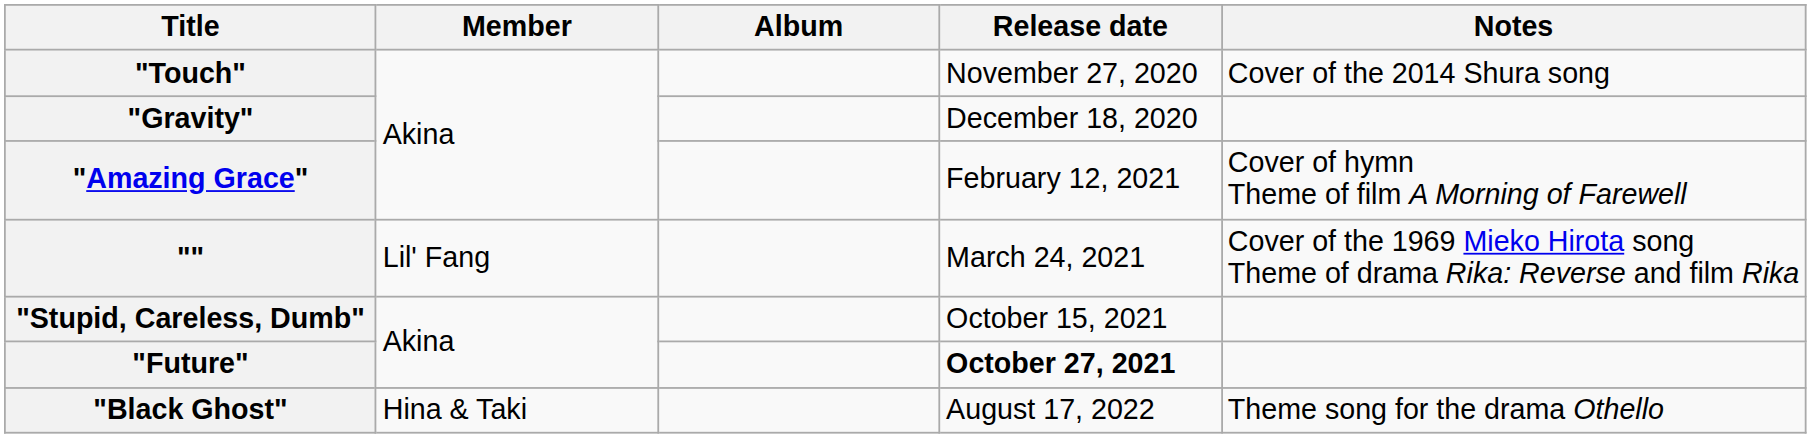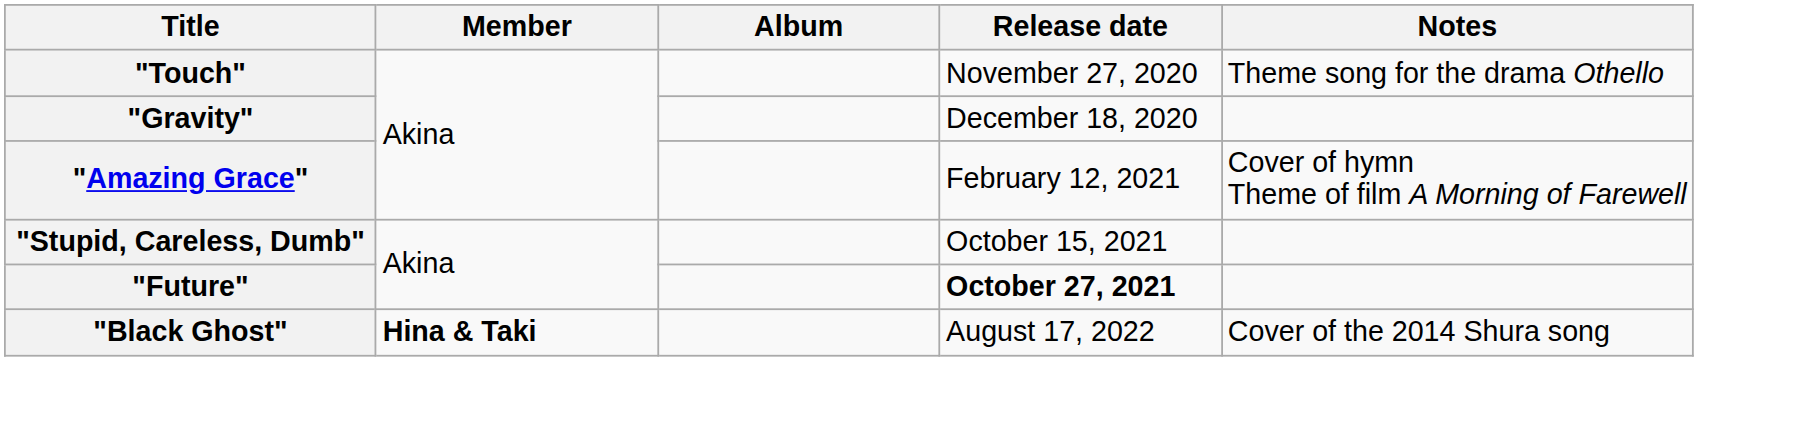(1419, 72) Cover of the 2014 Shura song -> (1446, 72) Theme song for the drama Othello
- row: (190, 257)
(455, 409) normal -> (460, 331) bold
(1446, 409) Theme song for the drama Othello -> (1419, 331) Cover of the 2014 Shura song
